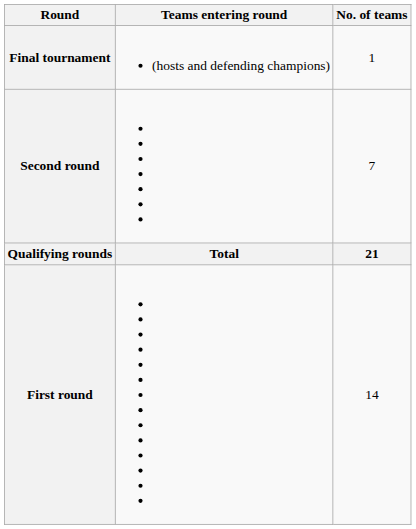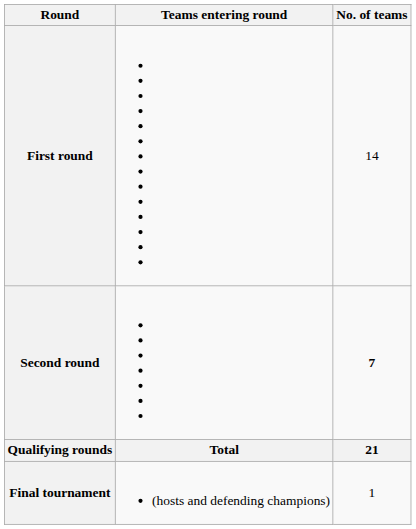rows swapped: (60, 394) <-> (60, 57)
(372, 166) normal -> (372, 362) bold
